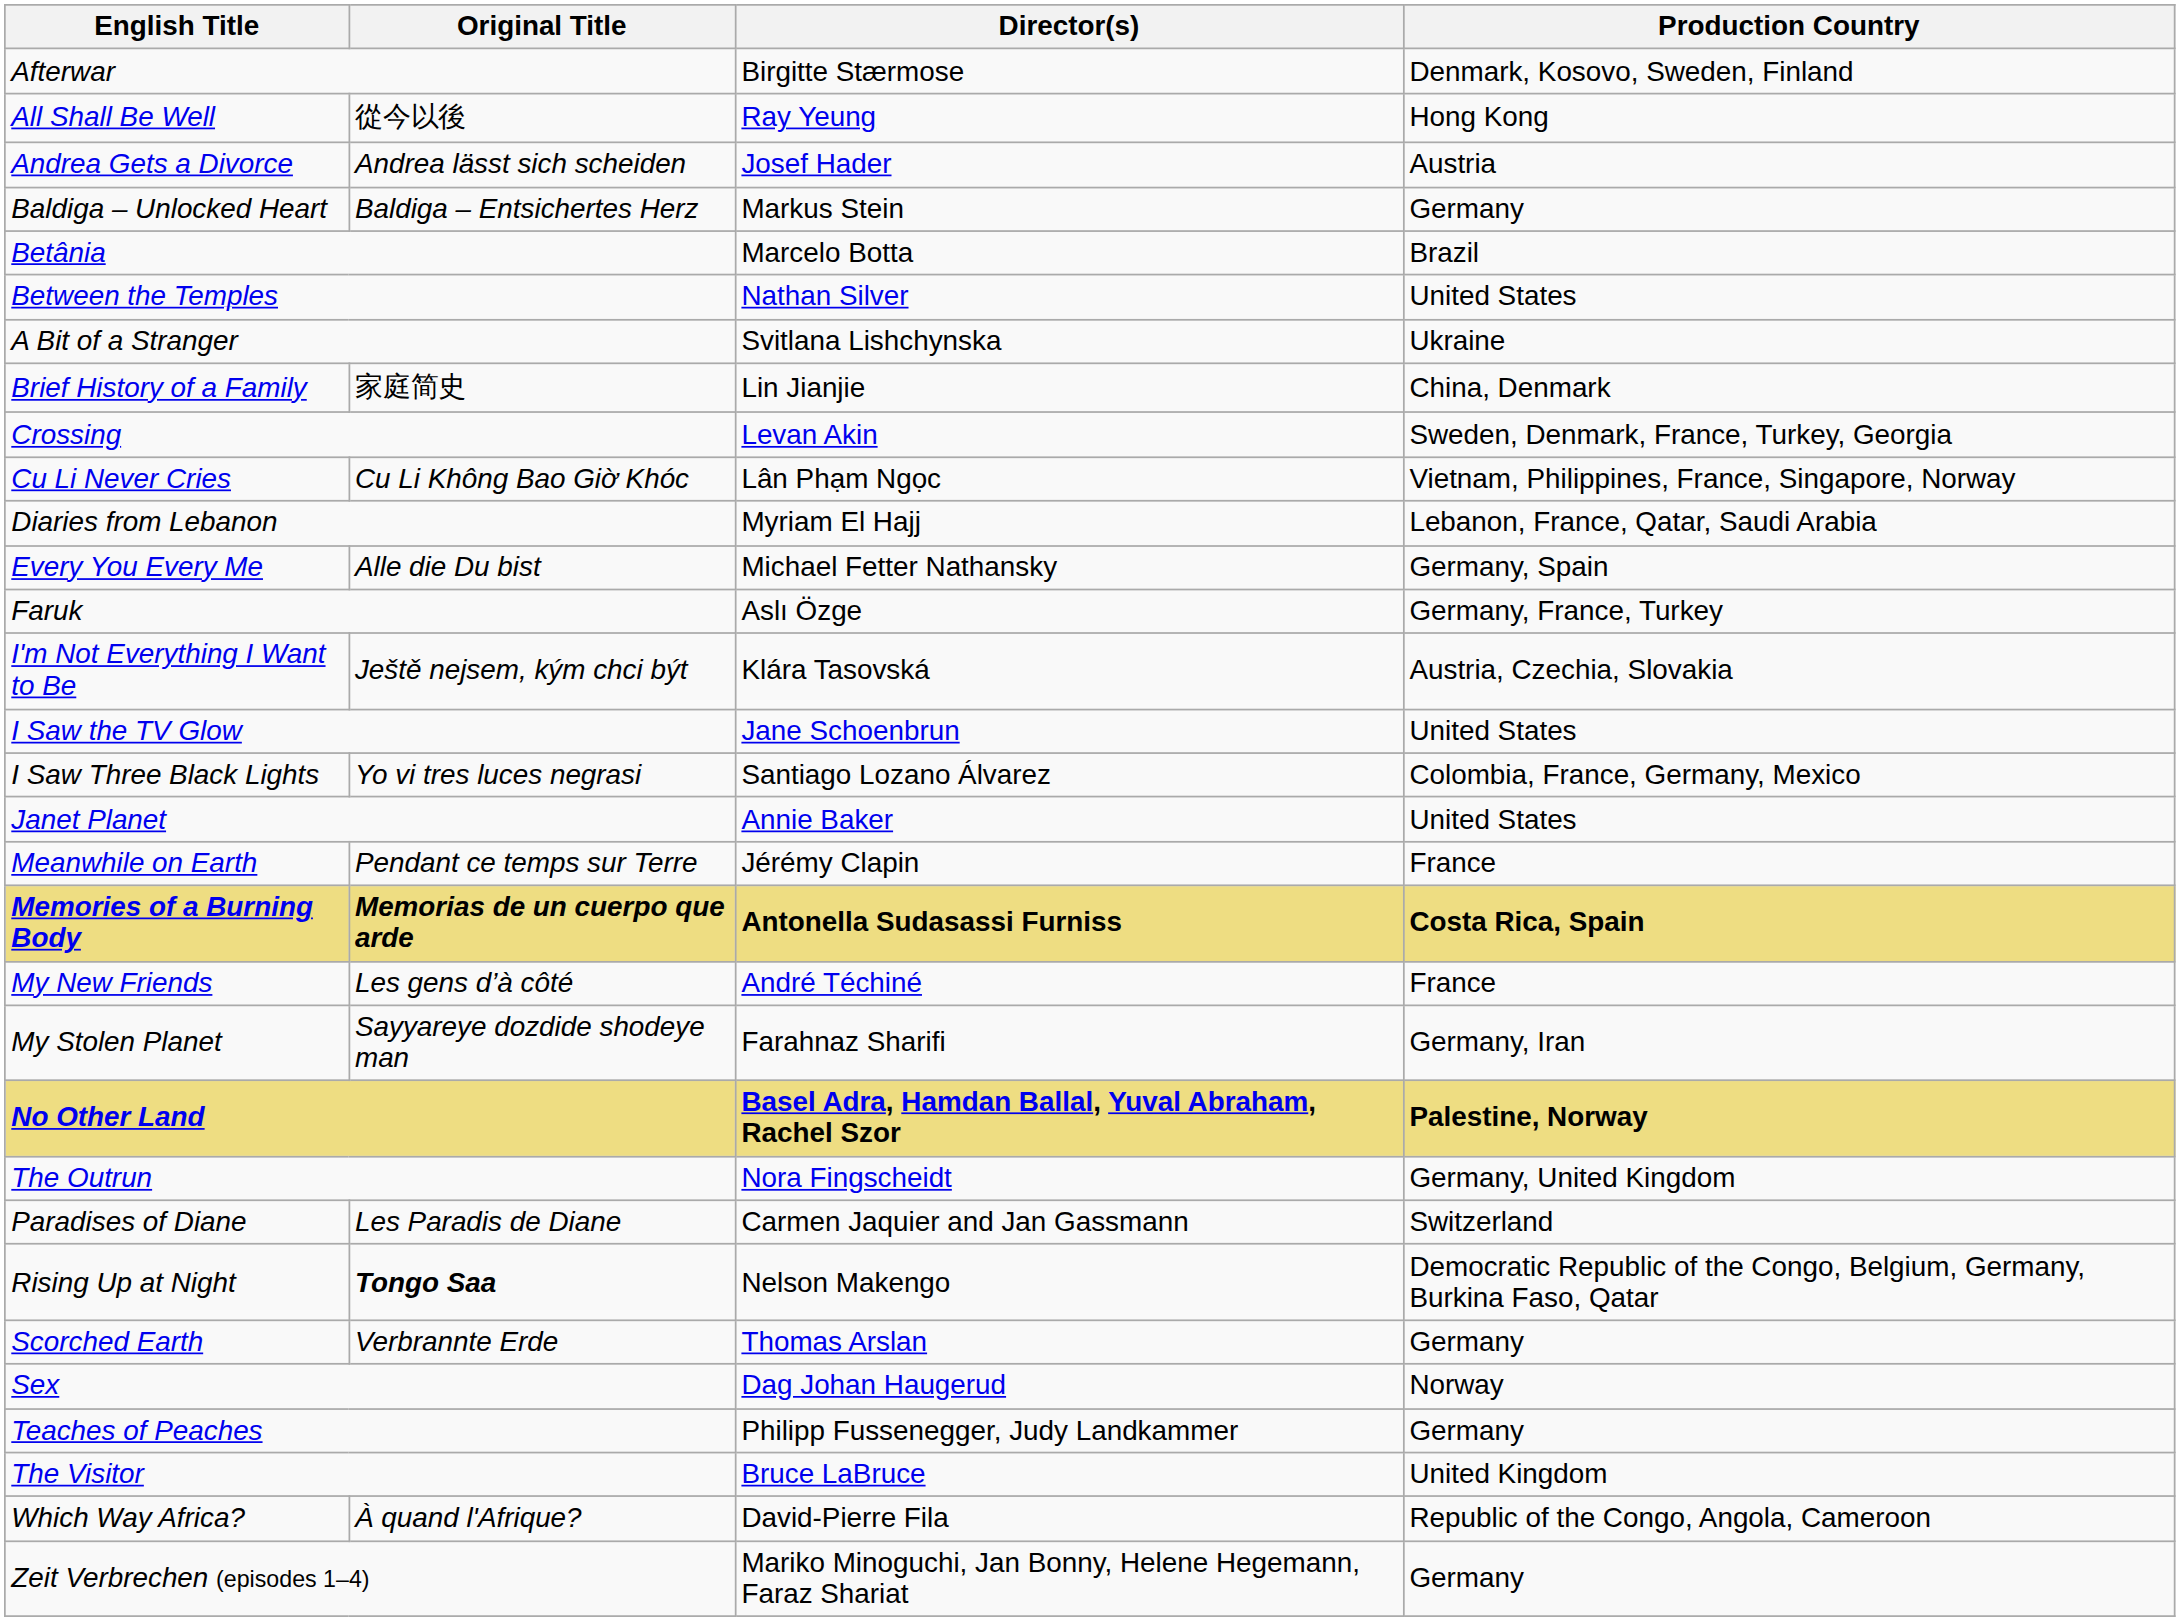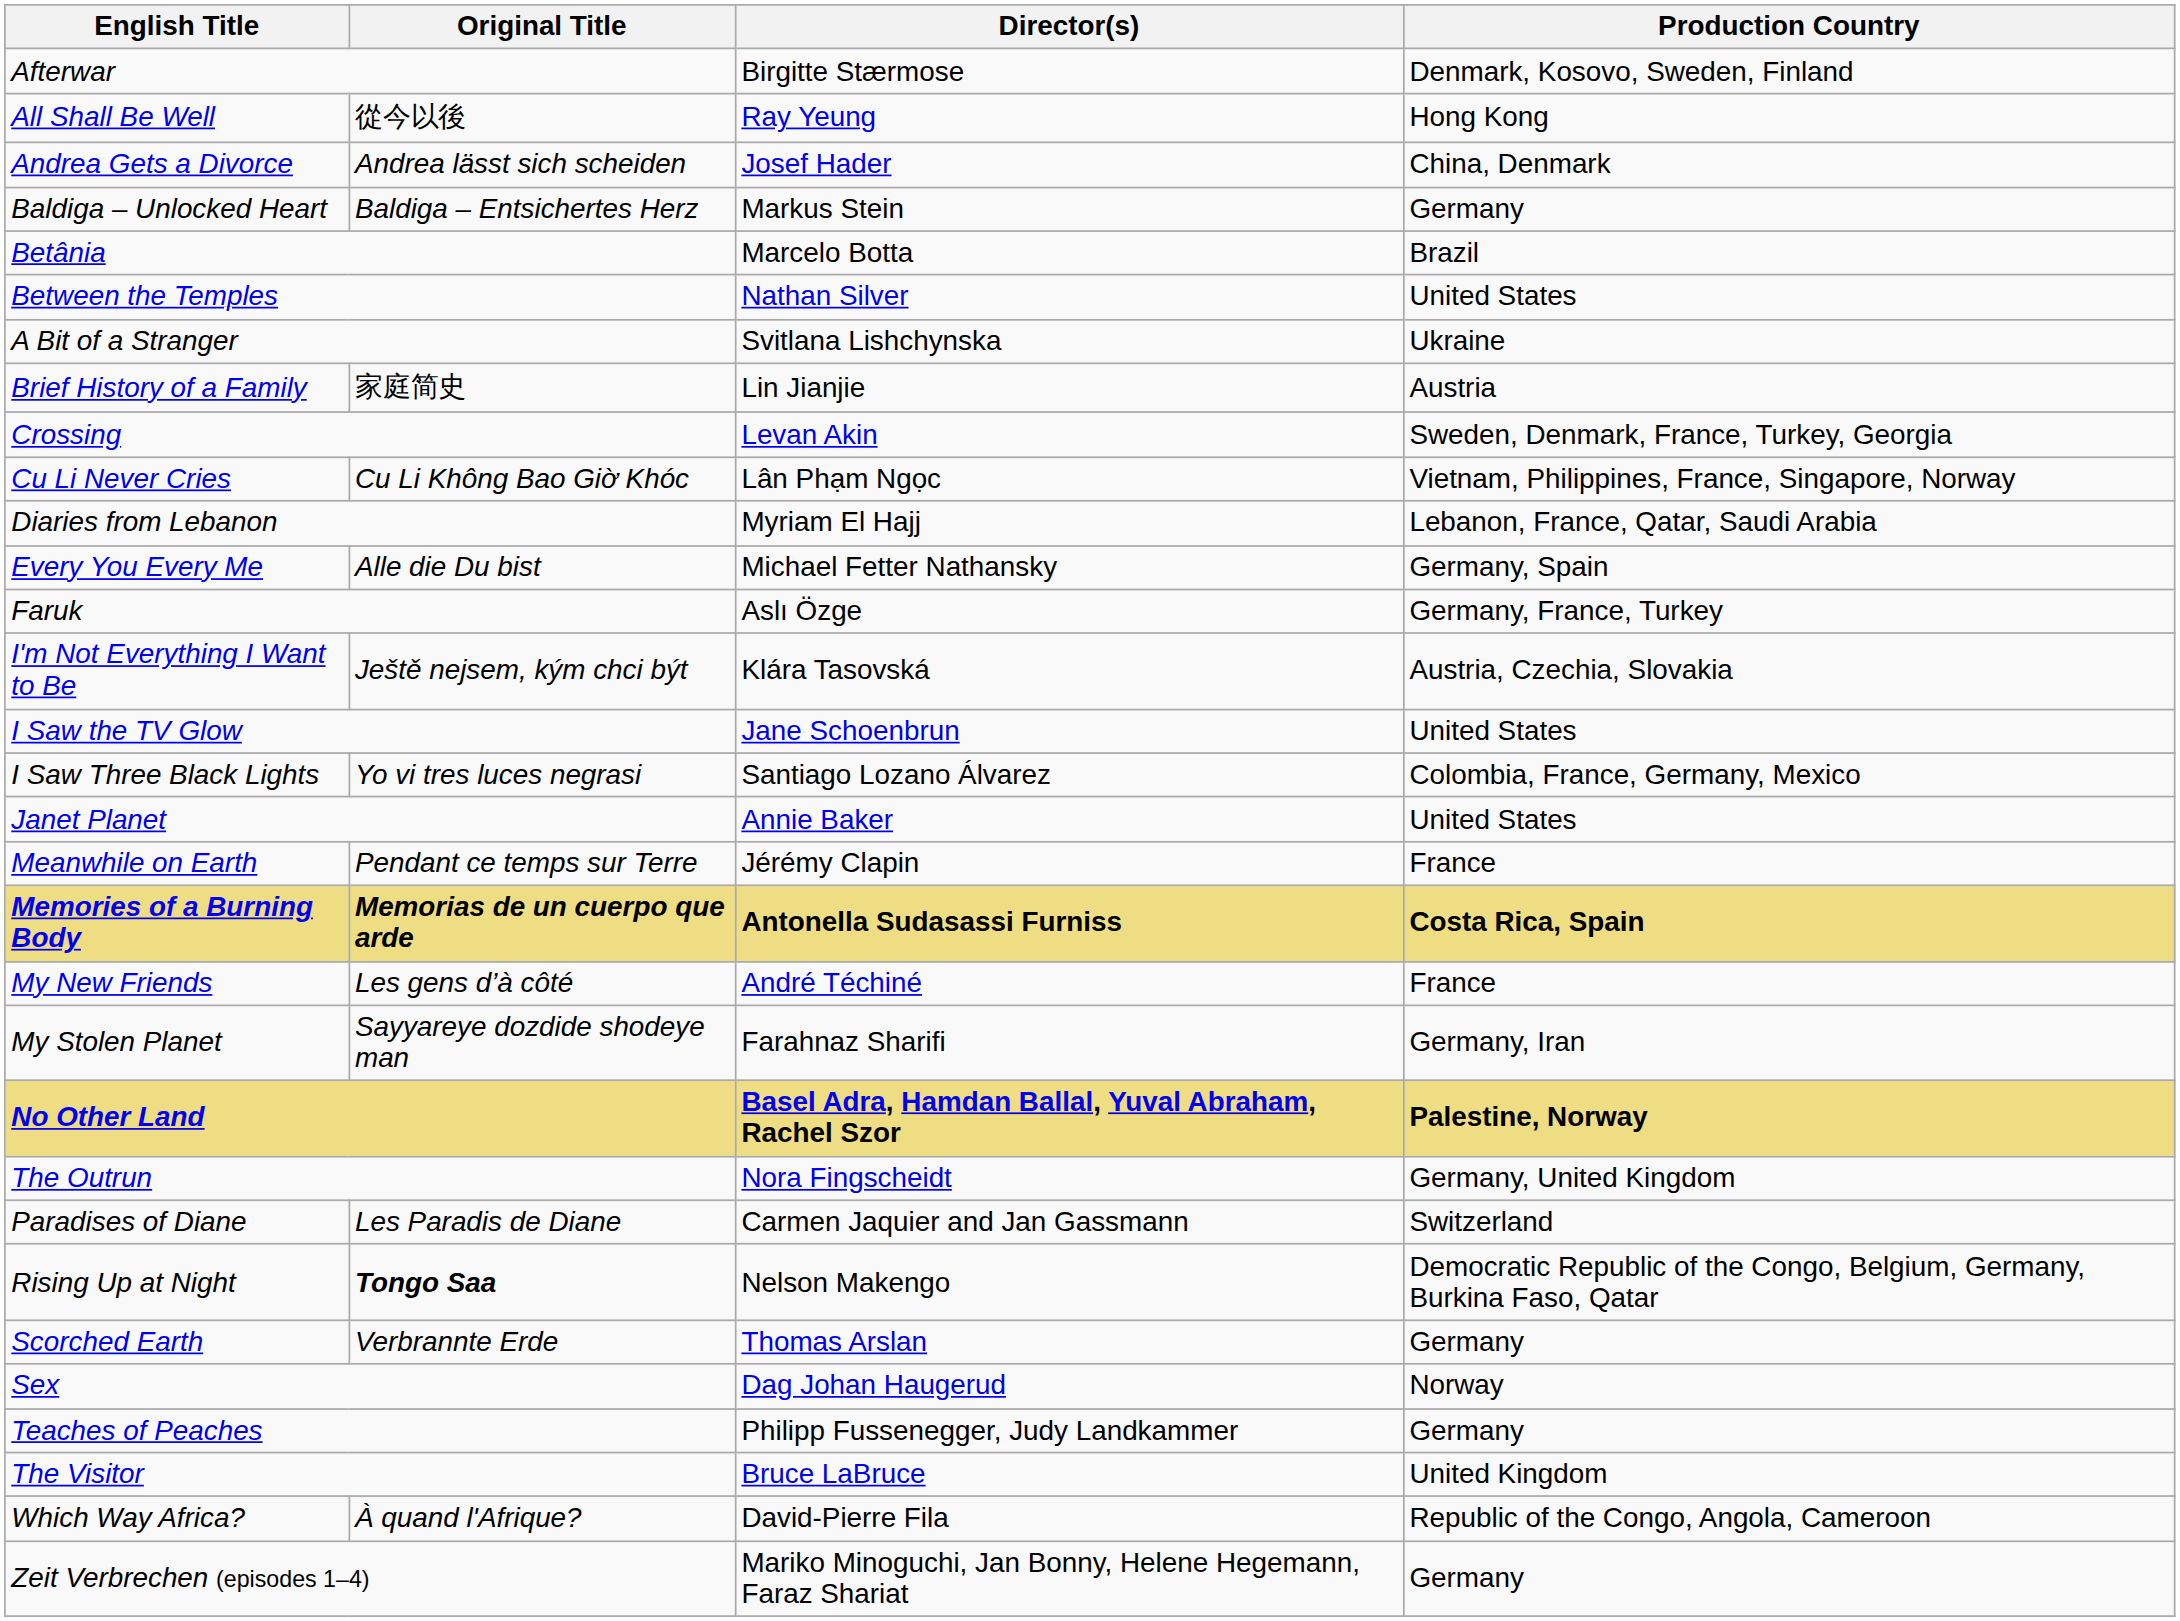(1453, 164) Austria -> (1510, 164) China, Denmark
(1510, 387) China, Denmark -> (1453, 387) Austria
